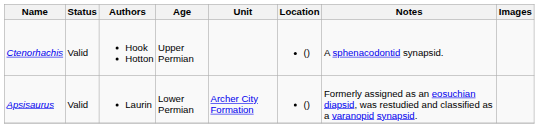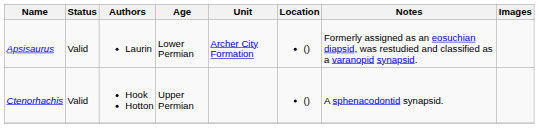rows swapped: (30, 104) <-> (35, 53)
